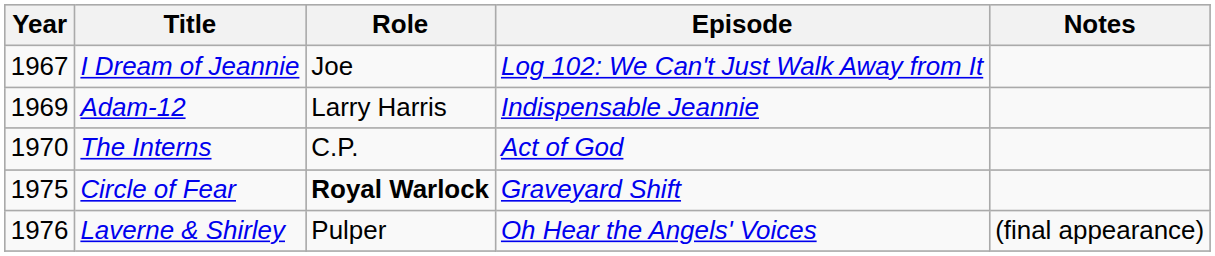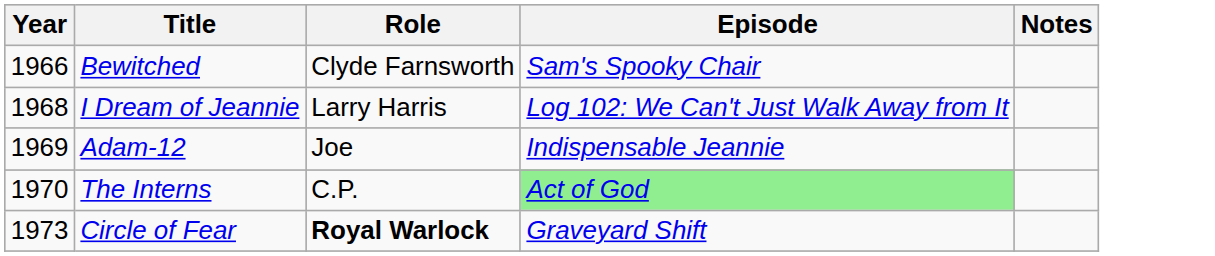+ row: (140, 66)
(40, 66) 1967 -> (40, 107) 1968
(332, 66) Joe -> (379, 107) Larry Harris
(379, 107) Larry Harris -> (332, 148) Joe
(562, 148) no background -> (588, 189) lightgreen background
(40, 189) 1975 -> (40, 230) 1973
- row: (183, 230)
